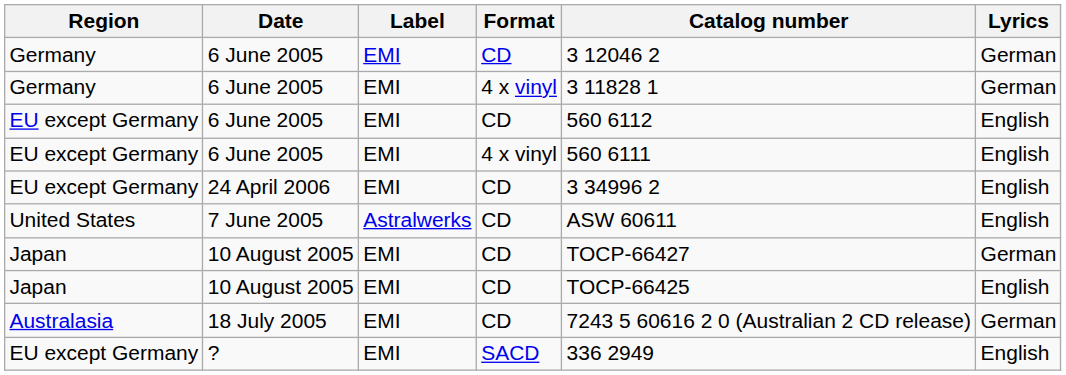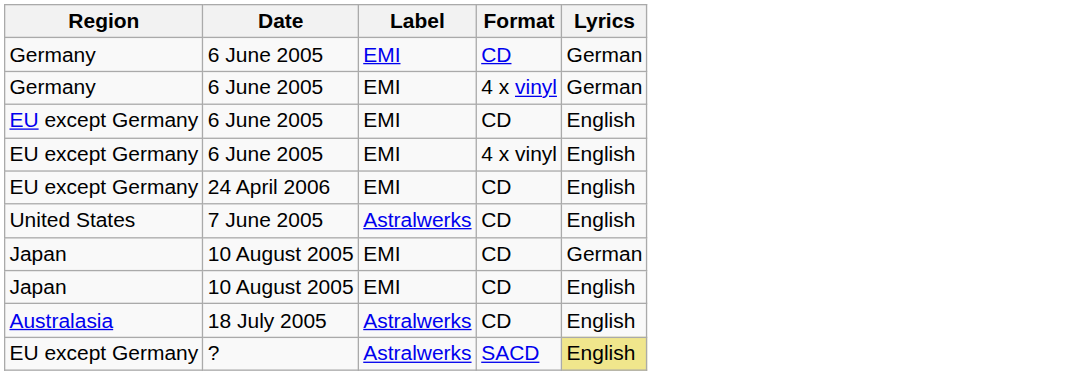- column: (769, 21)
(382, 320) EMI -> (417, 320) Astralwerks
(1018, 320) German -> (601, 320) English
(382, 353) EMI -> (417, 353) Astralwerks
(1015, 353) no background -> (601, 353) khaki background
